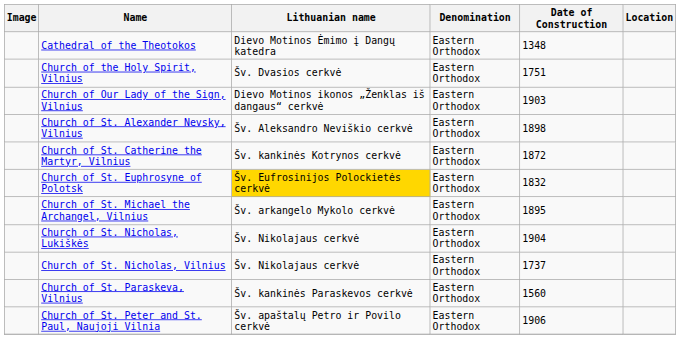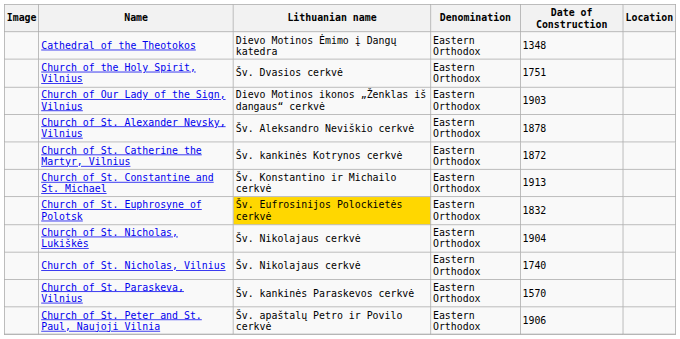(534, 128) 1898 -> (534, 128) 1878
+ row: (127, 183)
- row: (116, 211)
(534, 266) 1737 -> (534, 266) 1740
(534, 293) 1560 -> (534, 293) 1570
